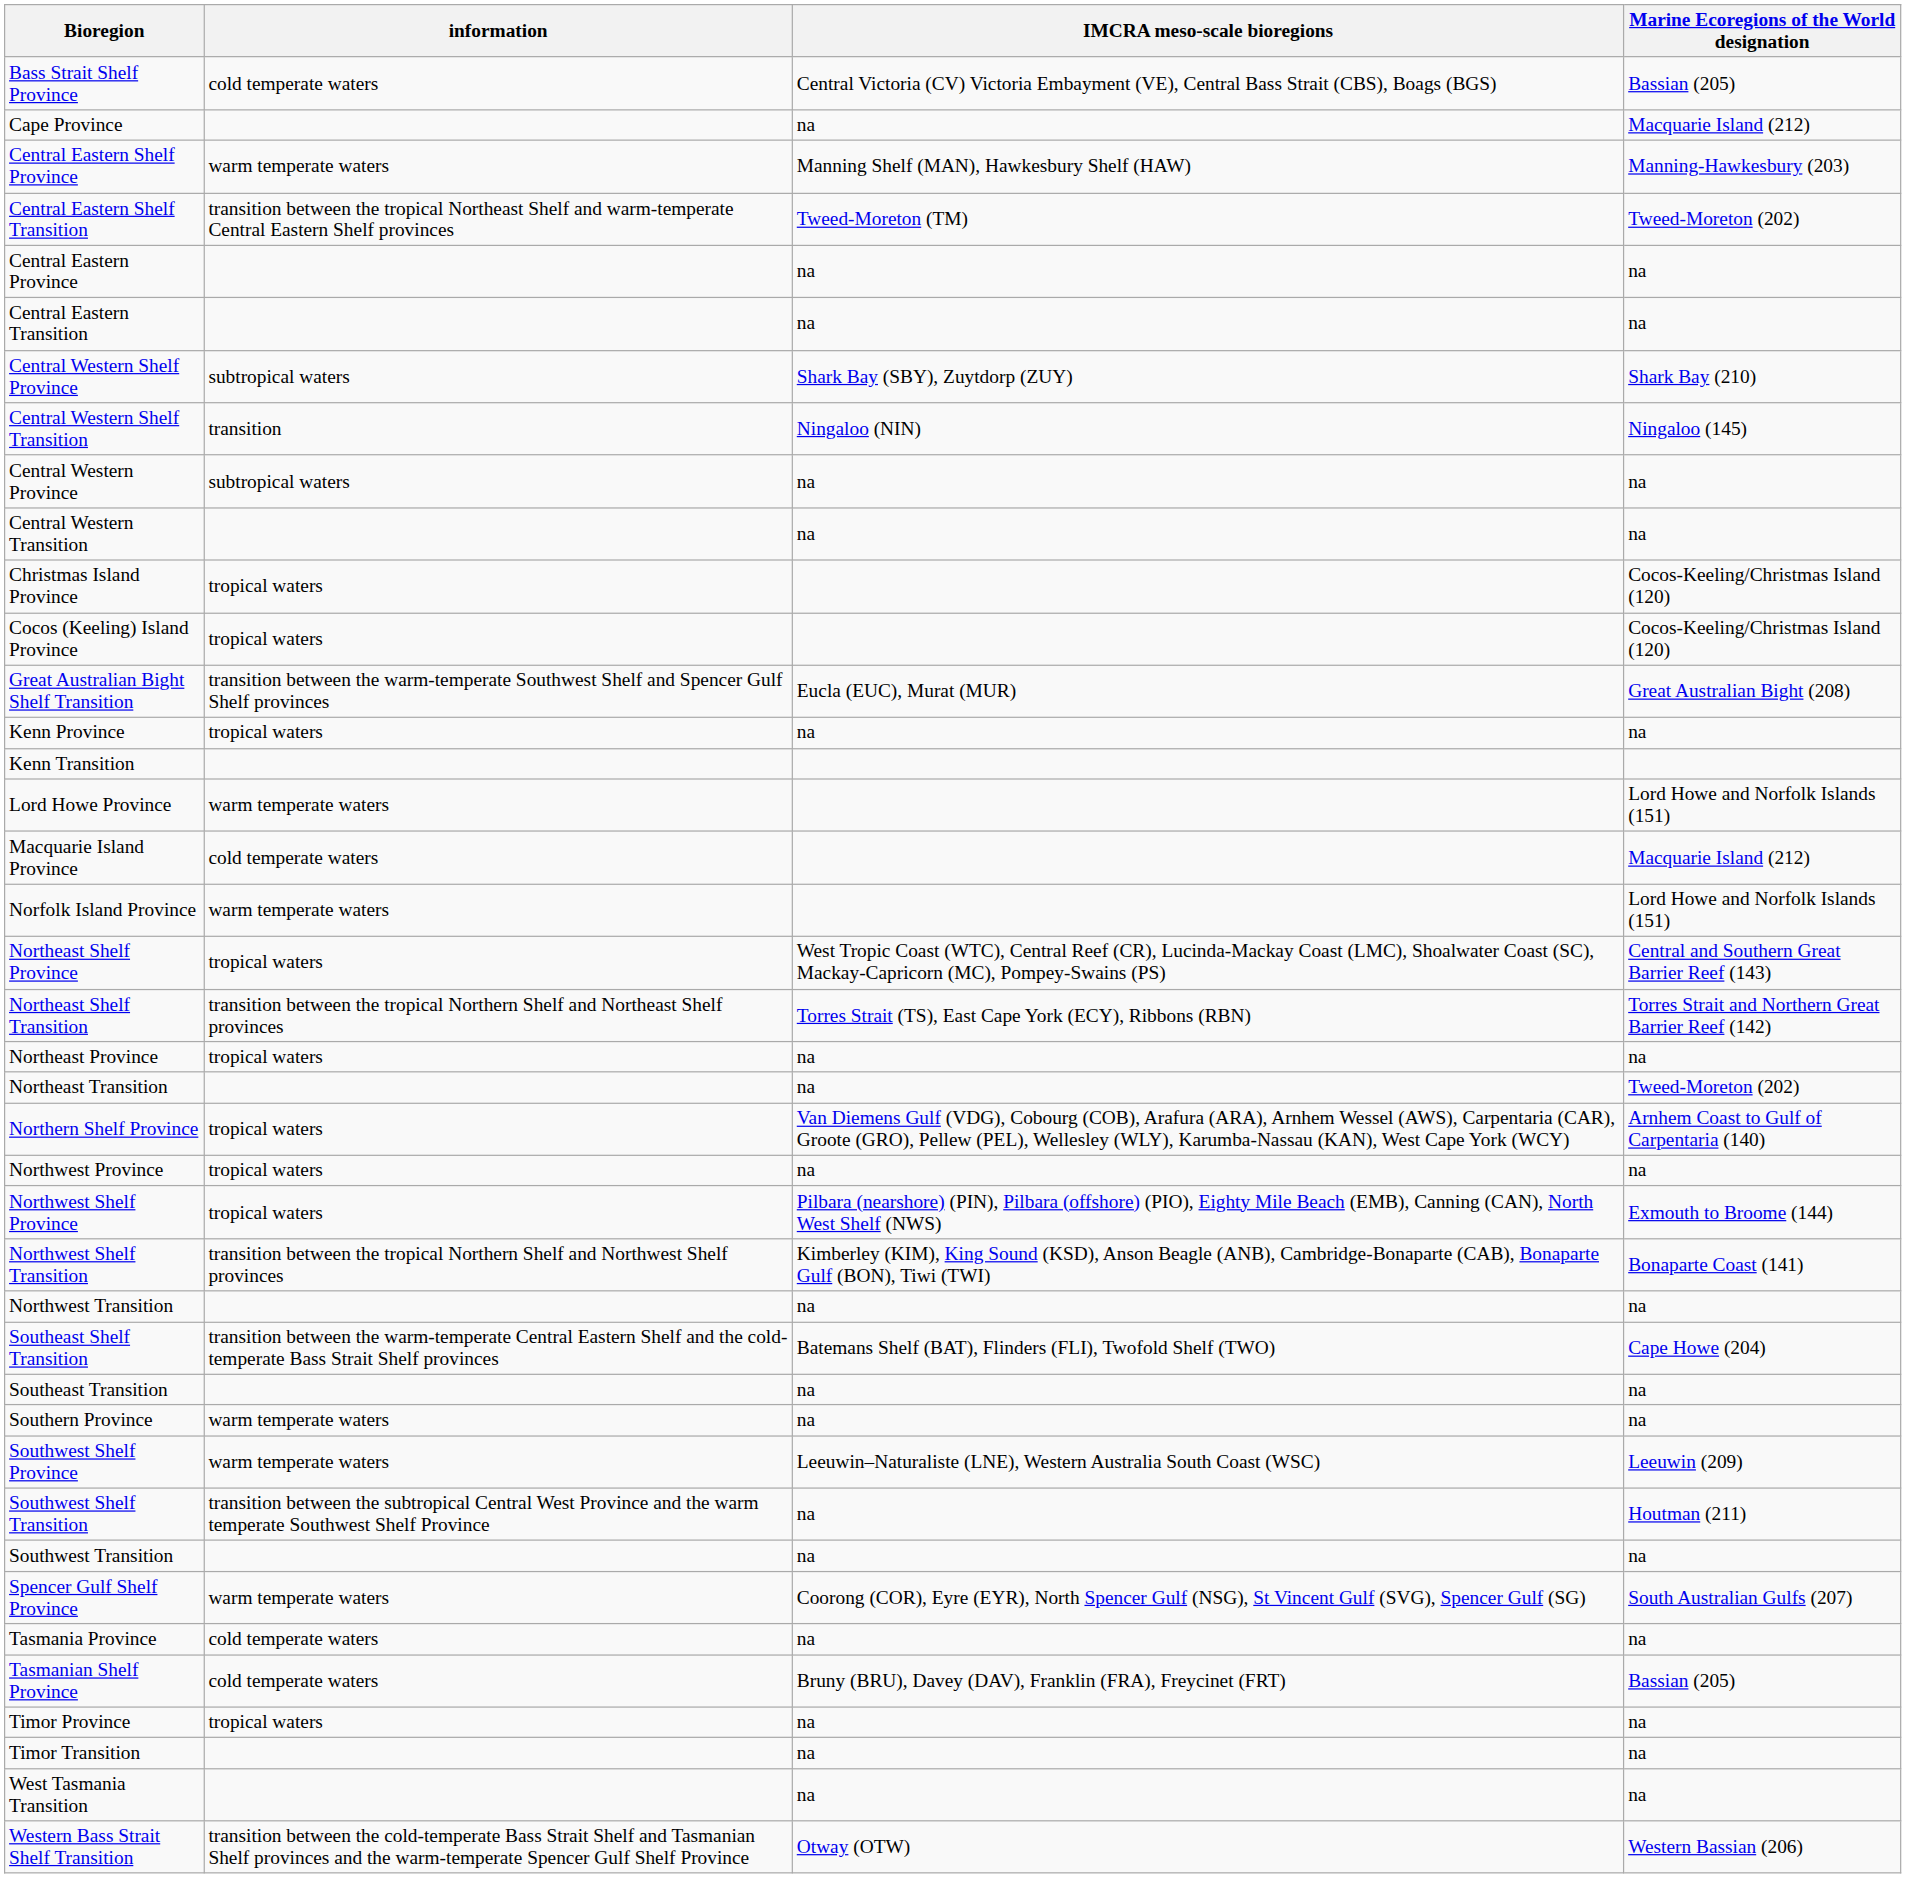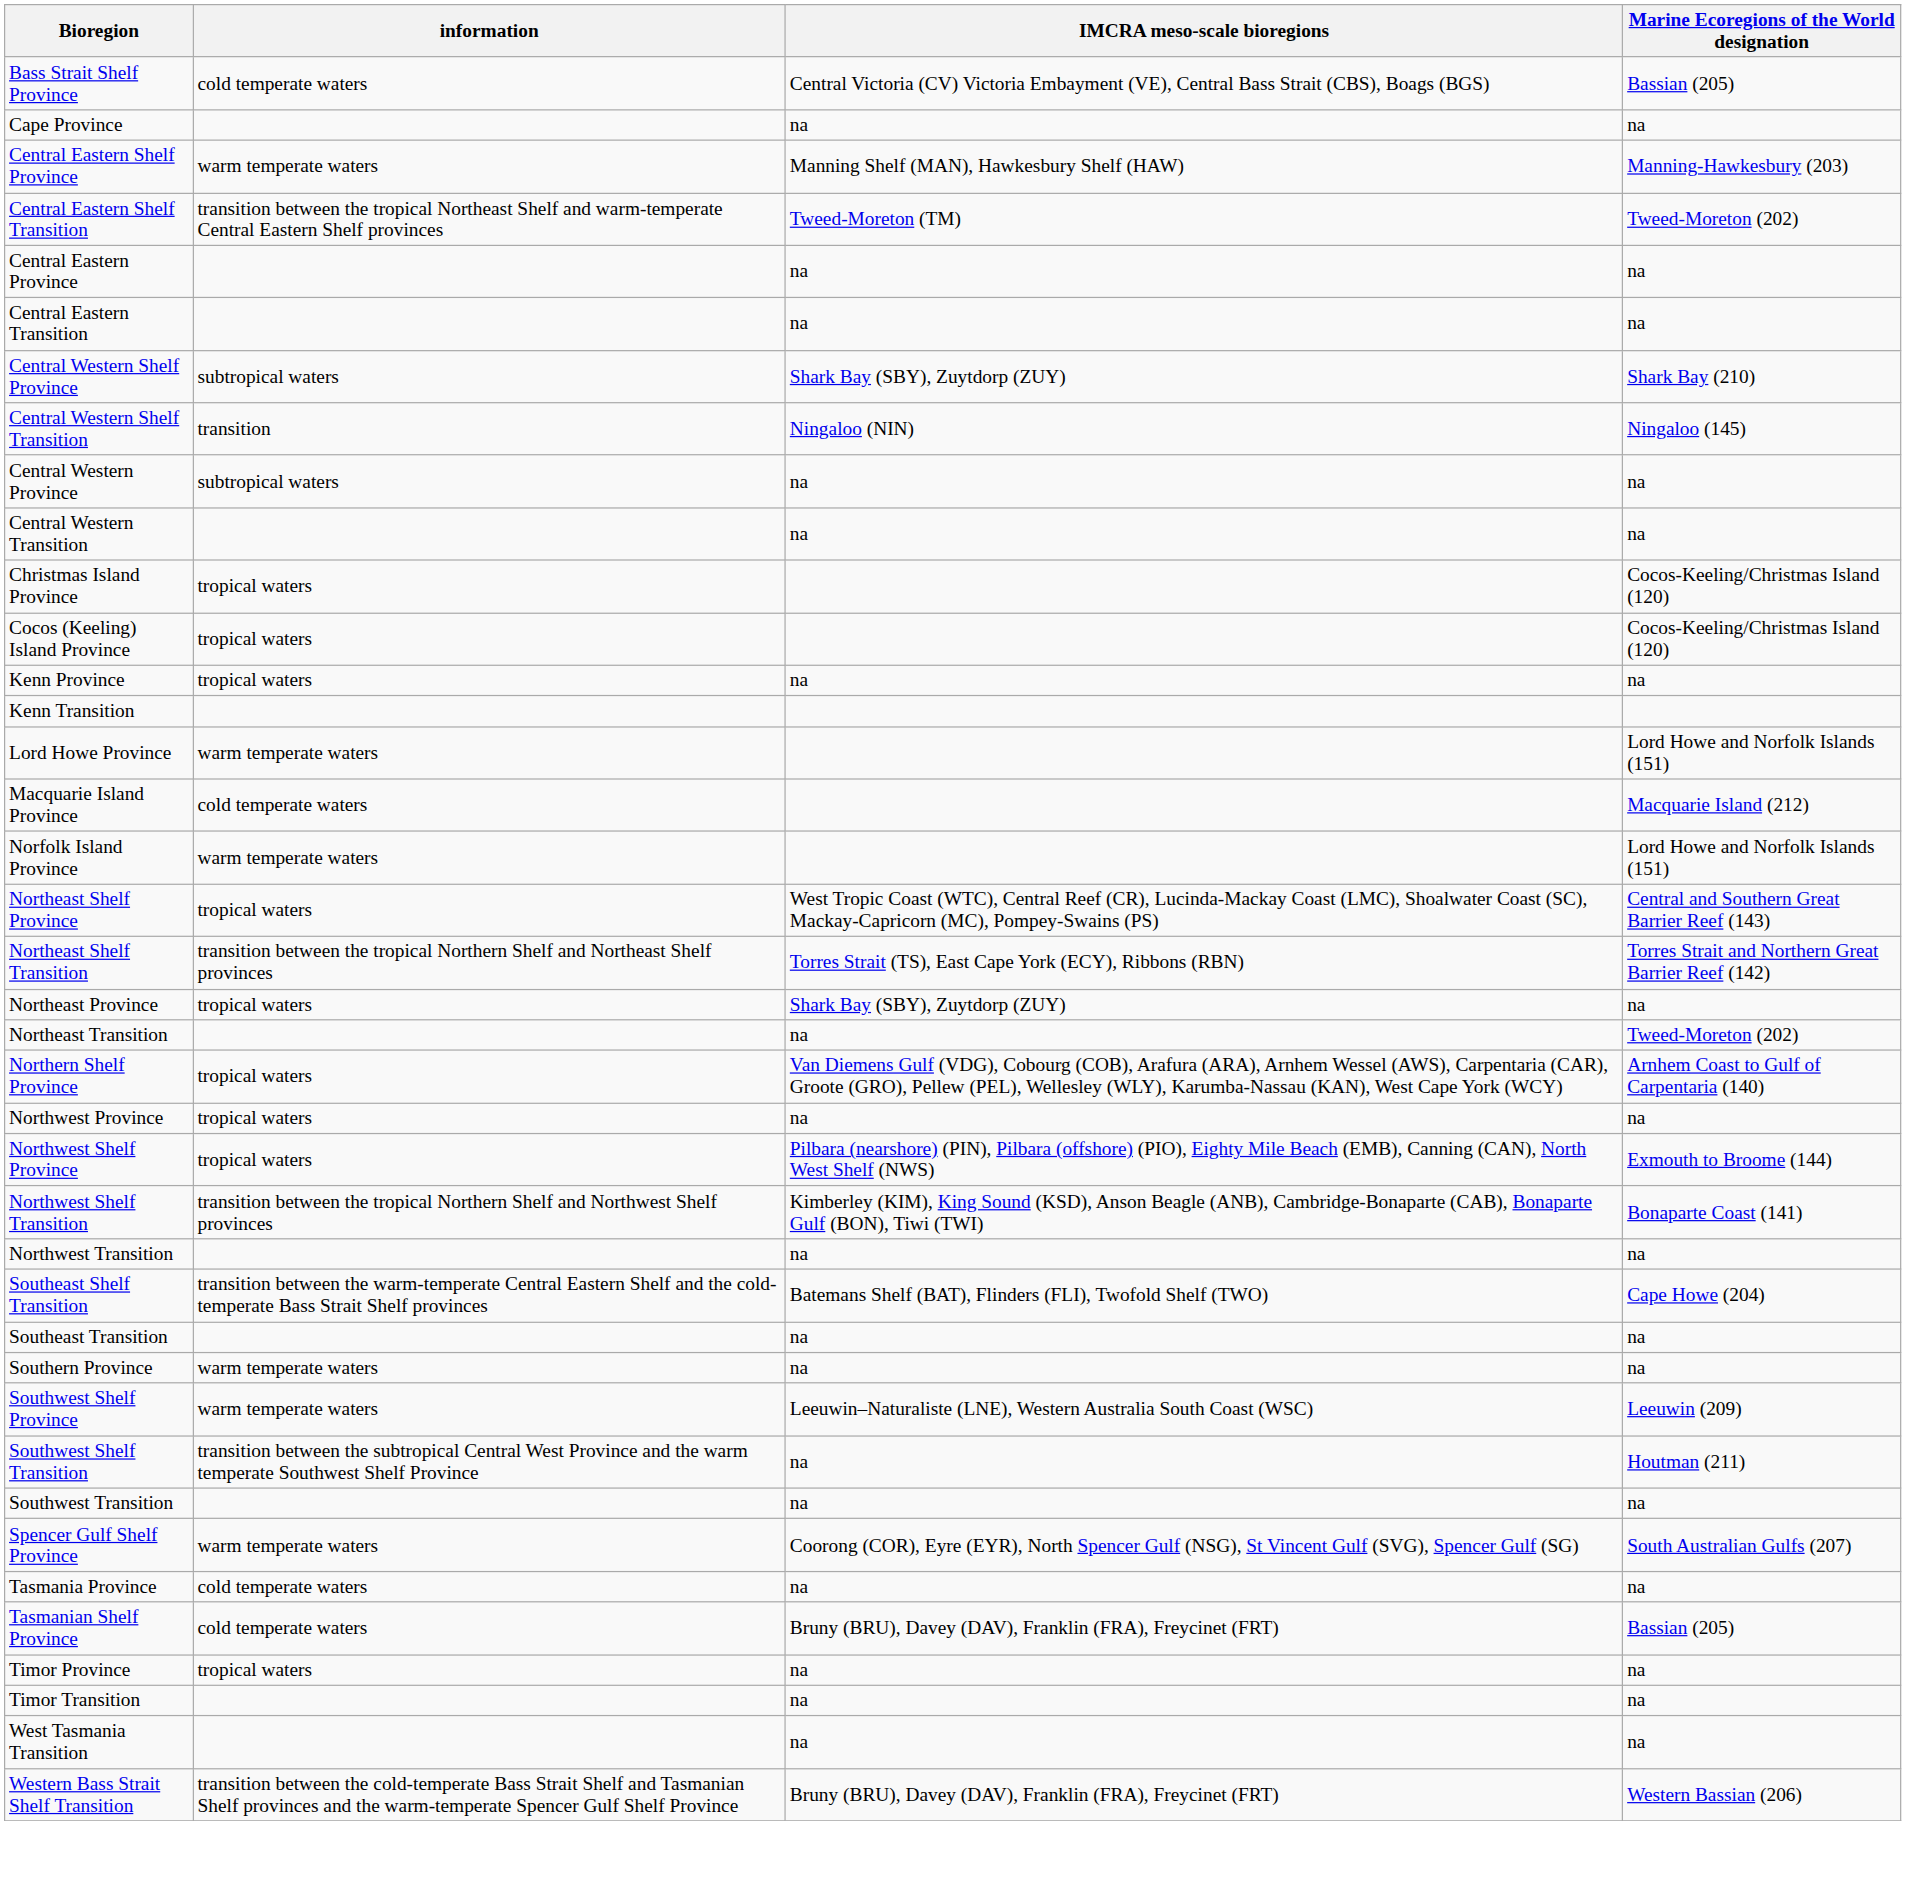(1719, 124) Macquarie Island (212) -> (1636, 124) na
- row: (97, 691)
(806, 1056) na -> (928, 1004) Shark Bay (SBY), Zuytdorp (ZUY)
(853, 1846) Otway (OTW) -> (1034, 1794) Bruny (BRU), Davey (DAV), Franklin (FRA), Freycinet (FRT)
